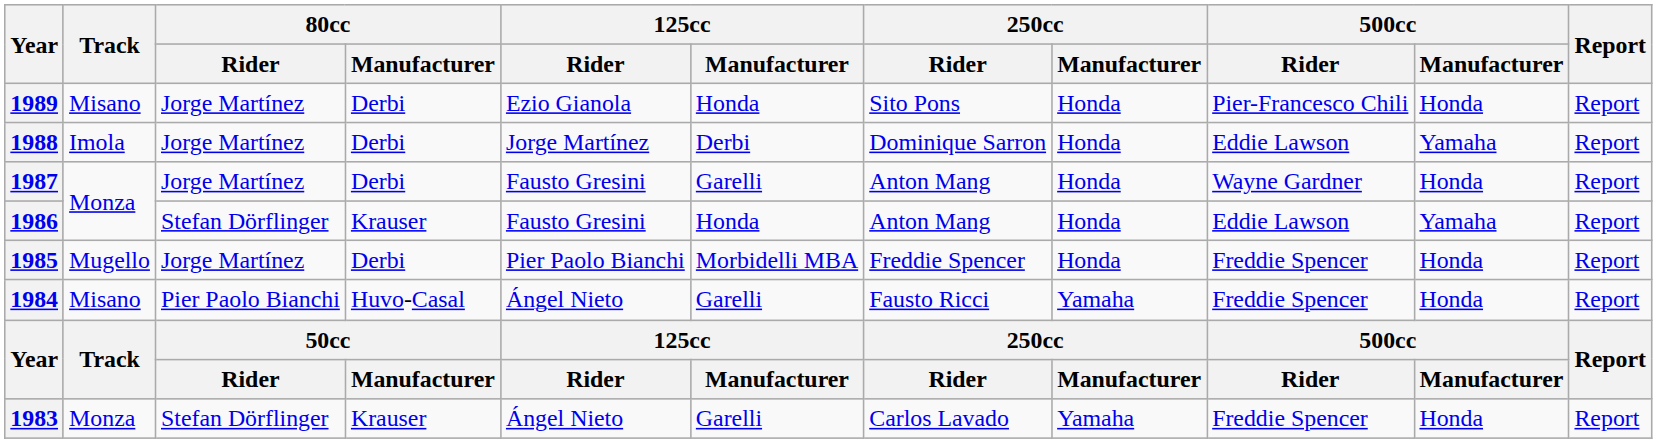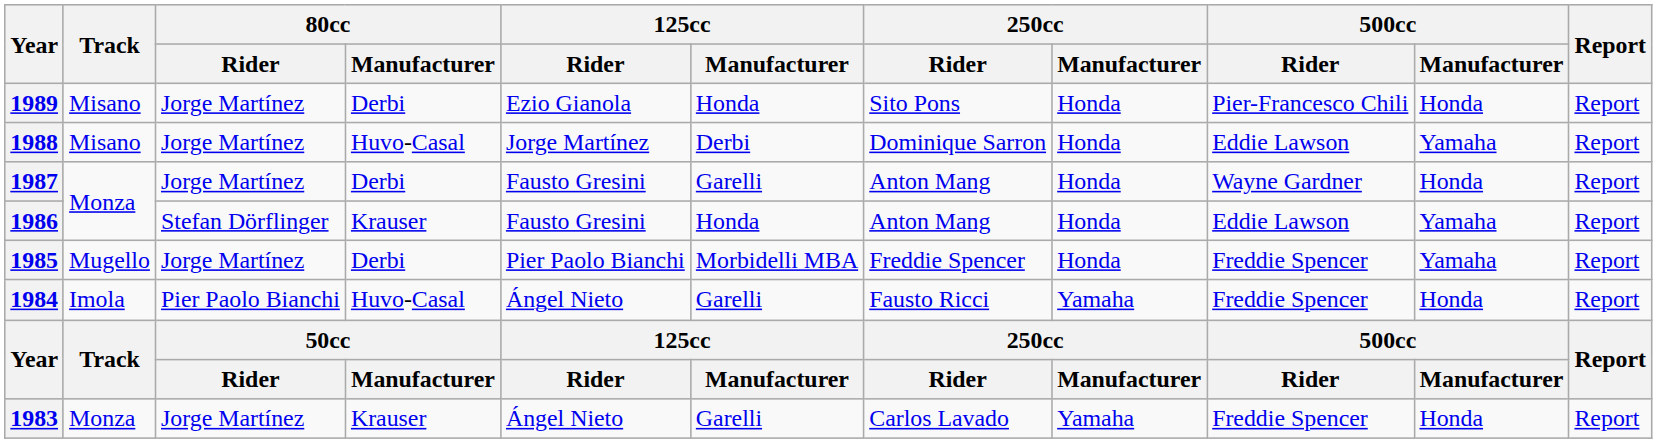(97, 142) Imola -> (105, 142) Misano
(378, 142) Derbi -> (408, 142) Huvo-Casal
(1451, 260) Honda -> (1458, 260) Yamaha
(105, 299) Misano -> (97, 299) Imola
(245, 417) Stefan Dörflinger -> (233, 417) Jorge Martínez
